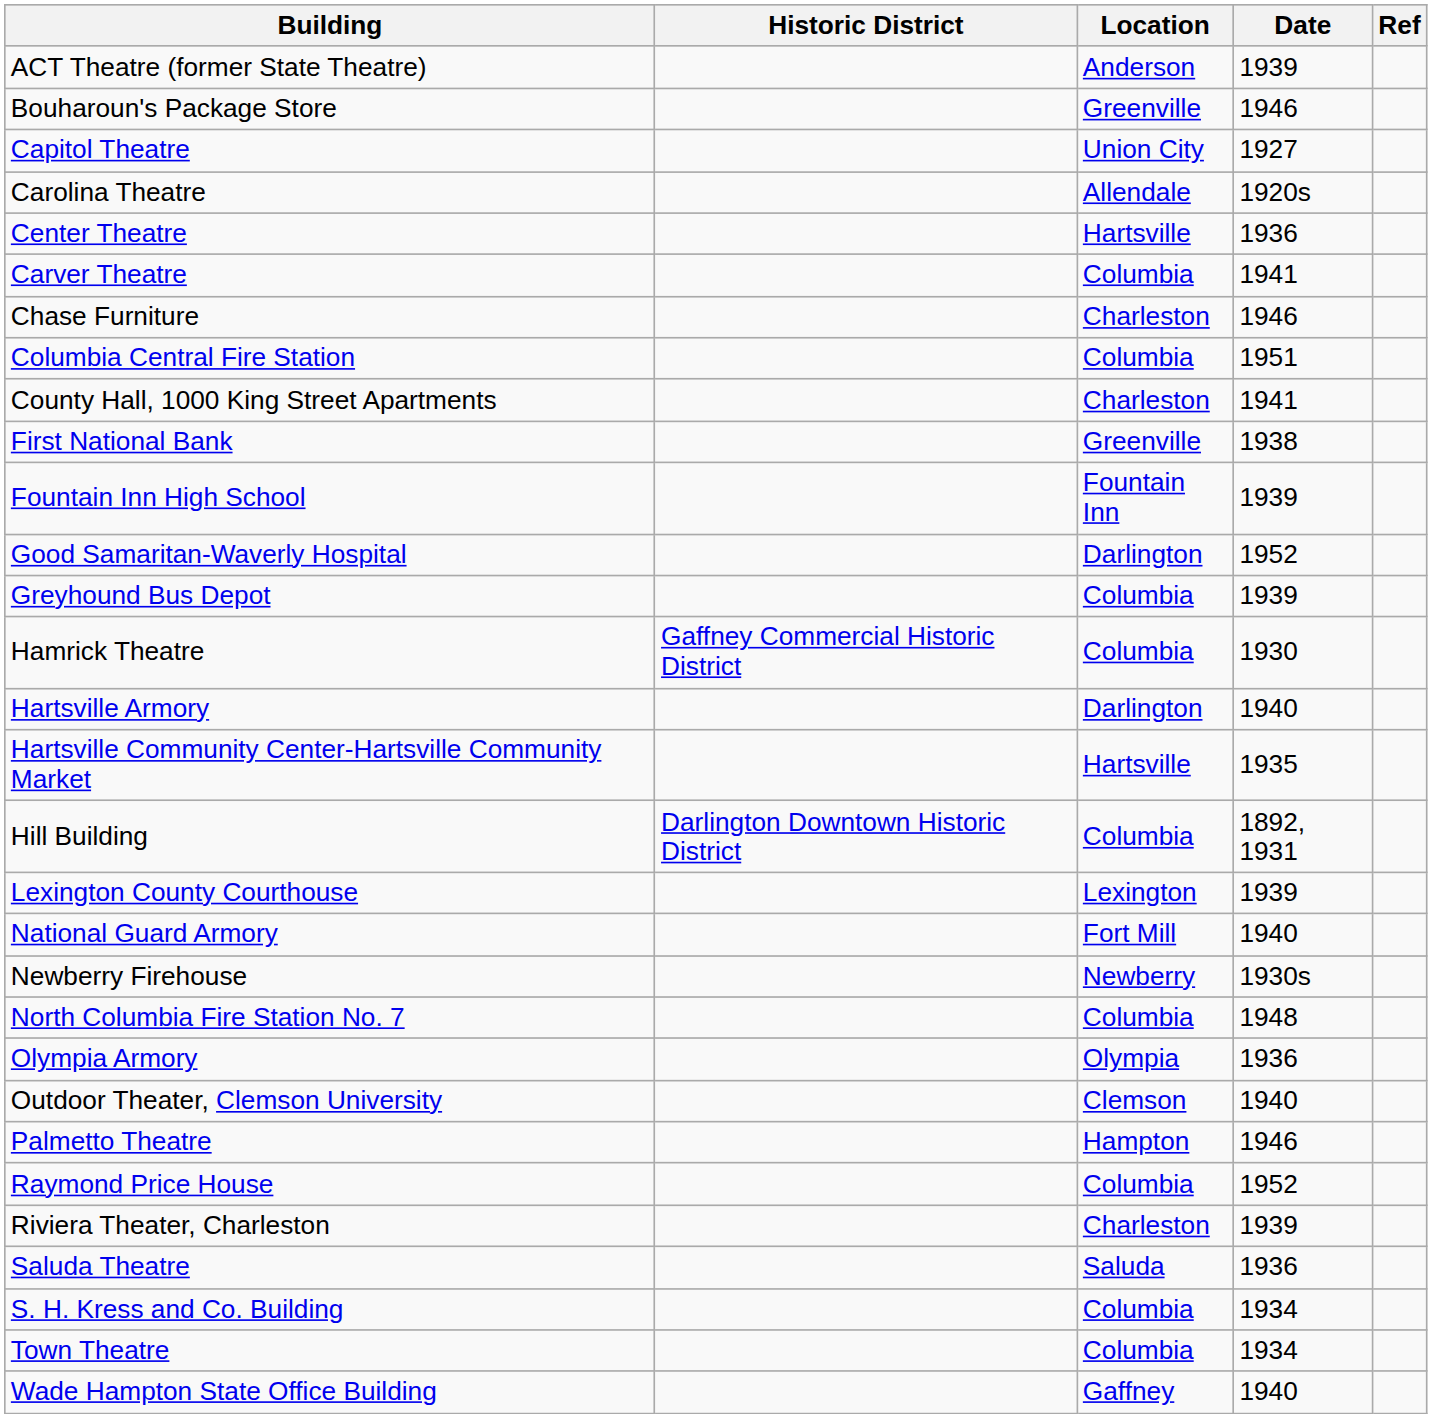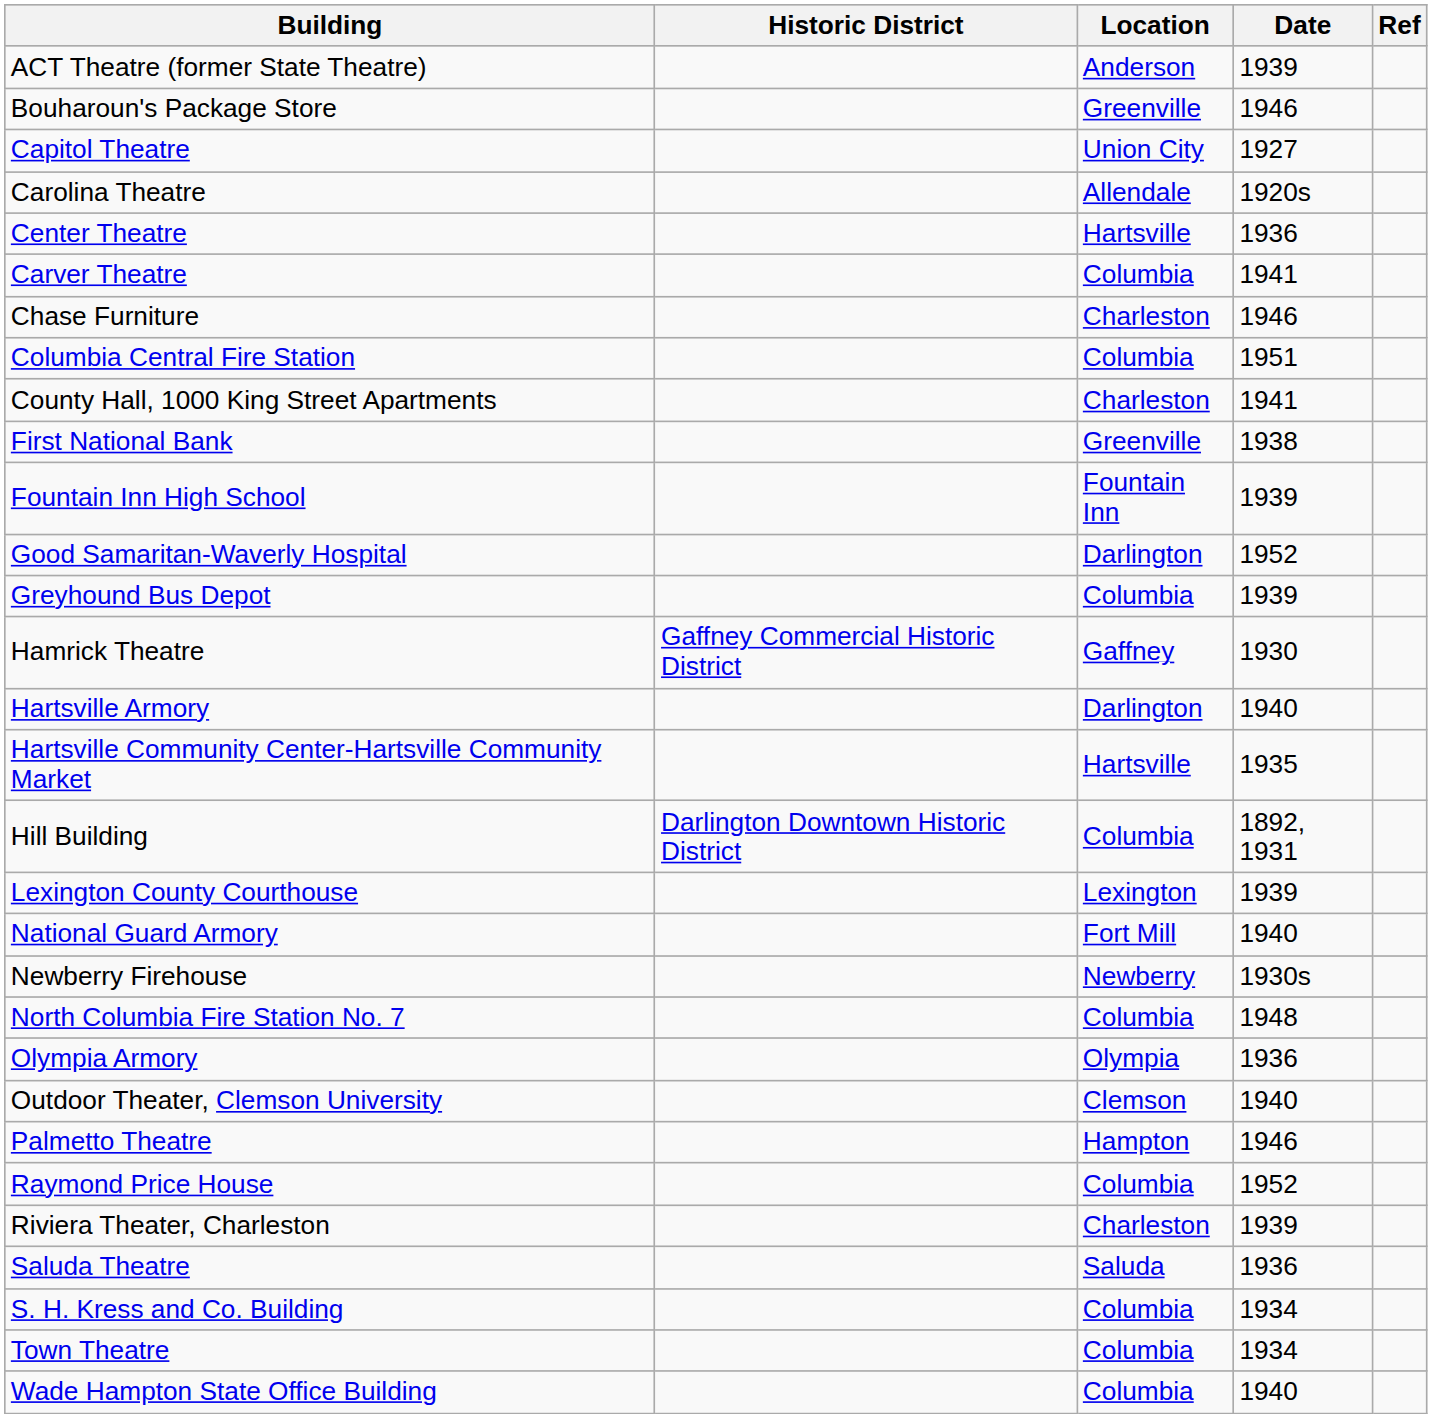(1138, 652) Columbia -> (1129, 652) Gaffney
(1129, 1391) Gaffney -> (1138, 1391) Columbia
